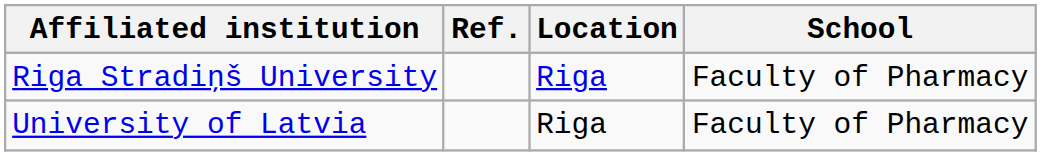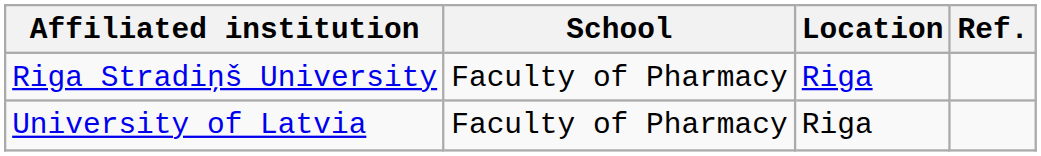columns swapped: (860, 29) <-> (487, 29)
